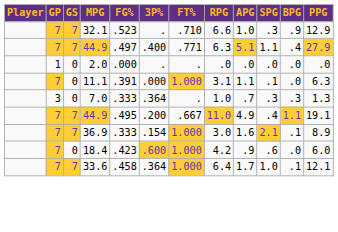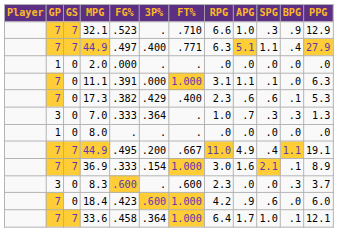+ row: (58, 98)
+ row: (58, 132)
+ row: (58, 184)
